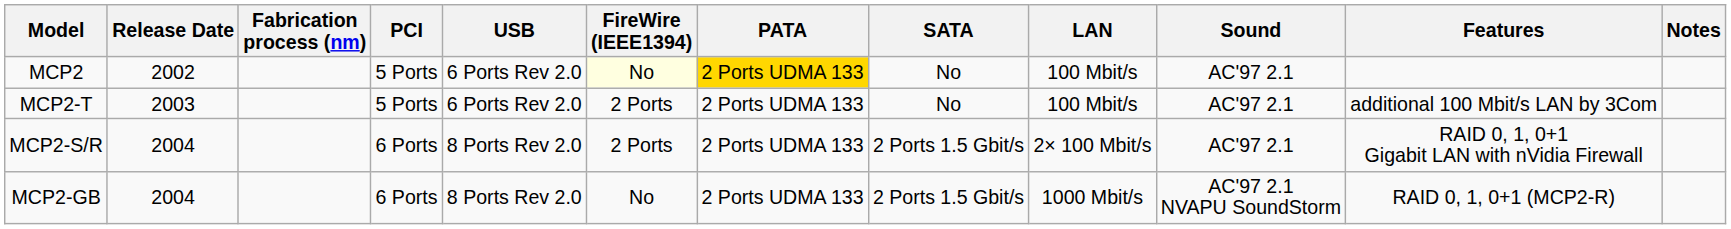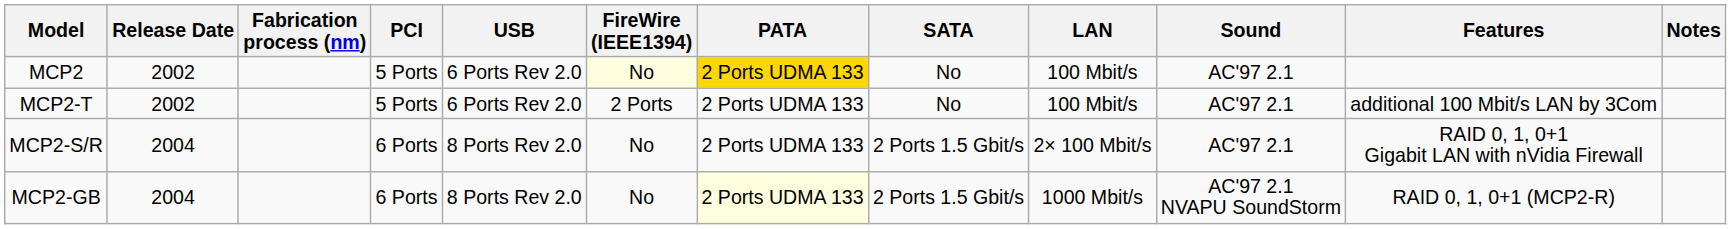(173, 103) 2003 -> (173, 103) 2002
(642, 145) 2 Ports -> (642, 145) No
(783, 197) no background -> (783, 197) lightyellow background
